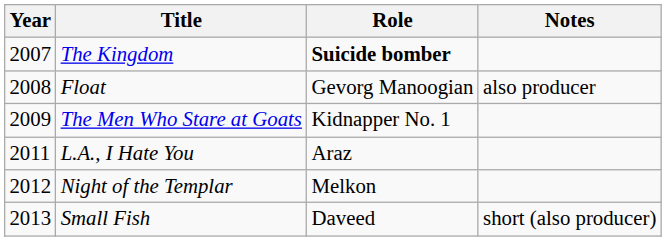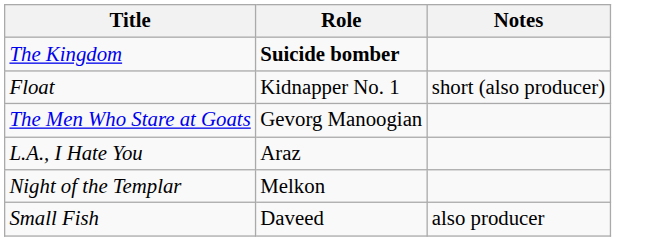- column: (30, 20)
(392, 86) Gevorg Manoogian -> (330, 86) Kidnapper No. 1
(539, 86) also producer -> (519, 86) short (also producer)
(381, 119) Kidnapper No. 1 -> (341, 119) Gevorg Manoogian
(570, 218) short (also producer) -> (488, 218) also producer
